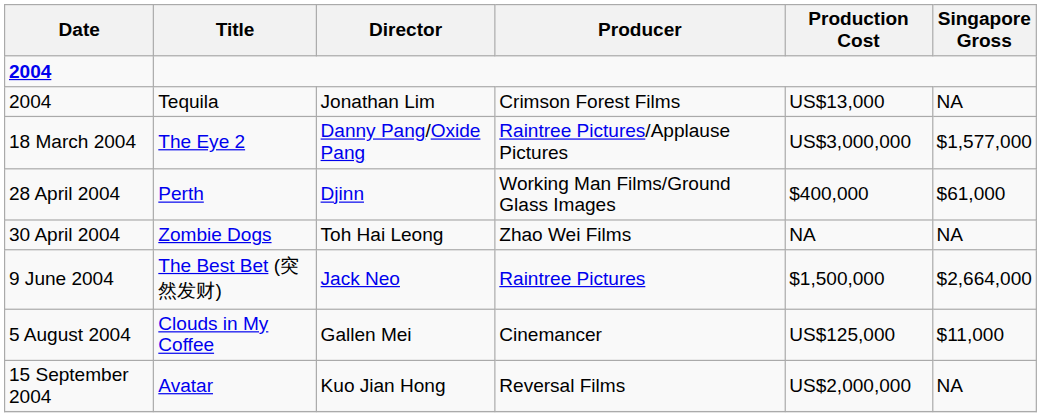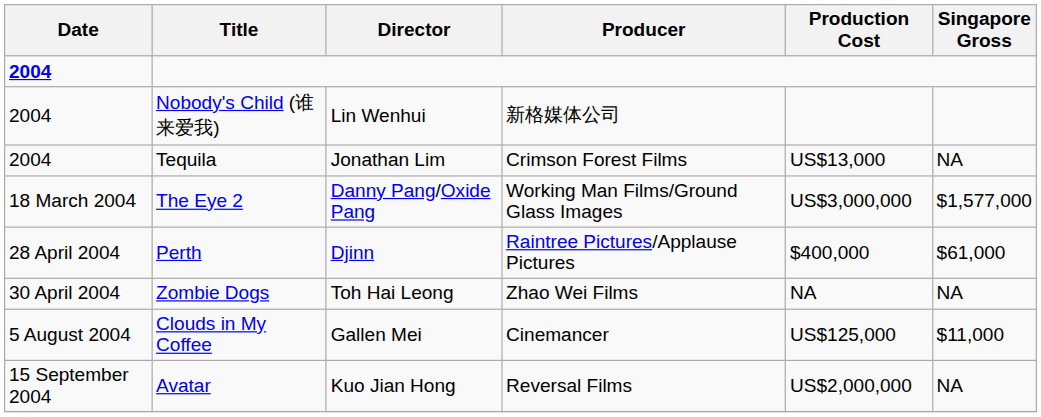+ row: (235, 115)
(615, 142) Raintree Pictures/Applause Pictures -> (622, 201) Working Man Films/Ground Glass Images
(615, 193) Working Man Films/Ground Glass Images -> (621, 252) Raintree Pictures/Applause Pictures
- row: (229, 278)
